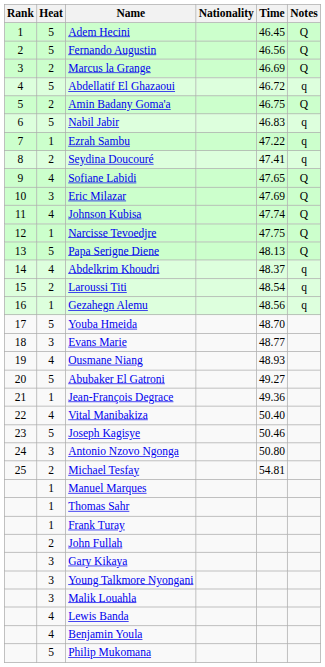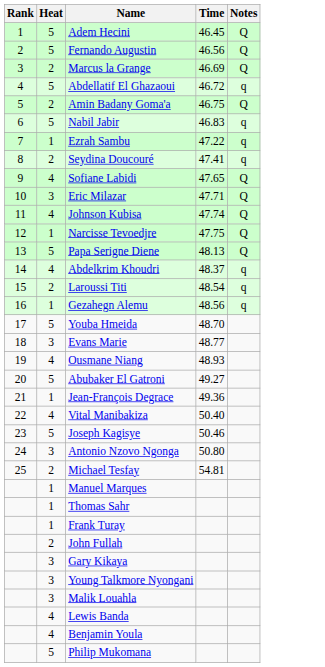- column: (226, 13)
(272, 196) 47.69 -> (212, 196) 47.71
